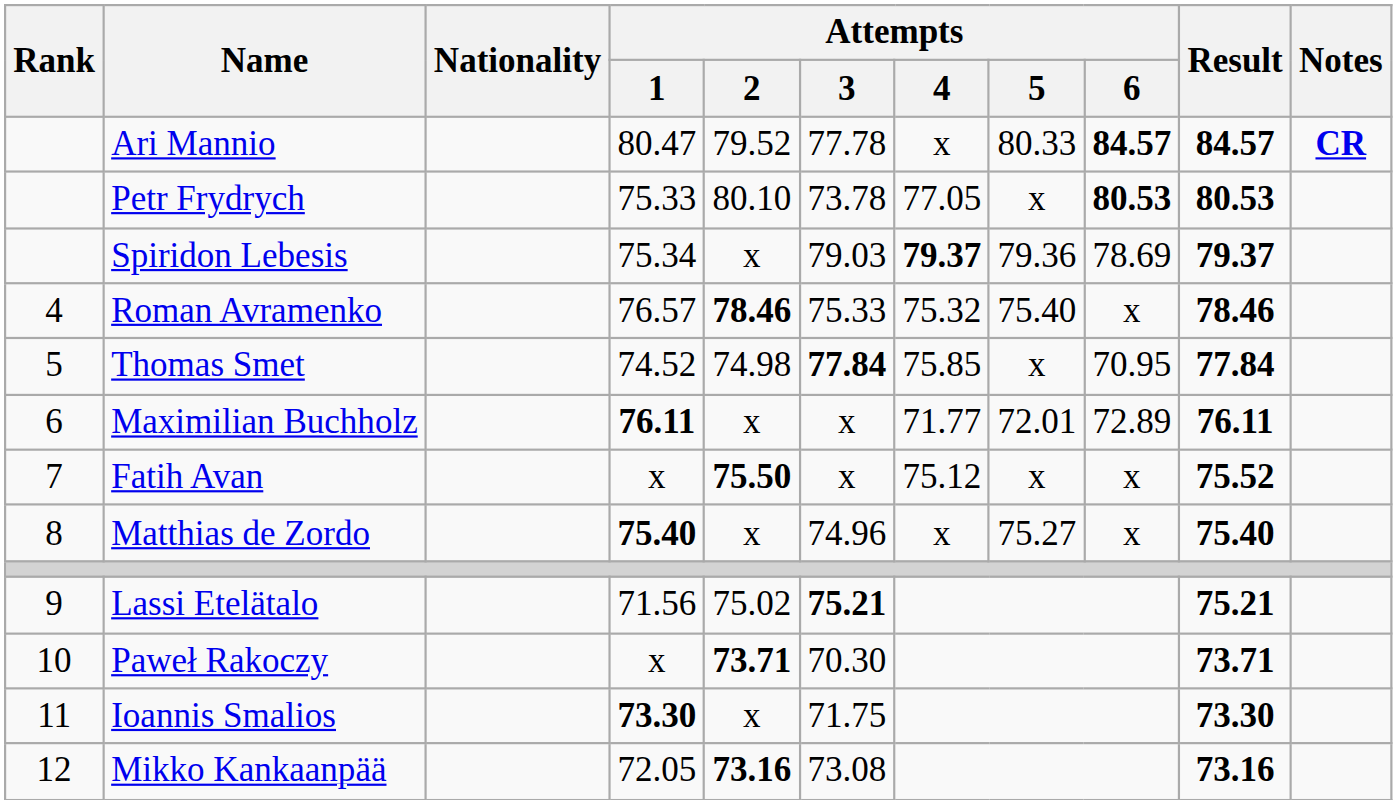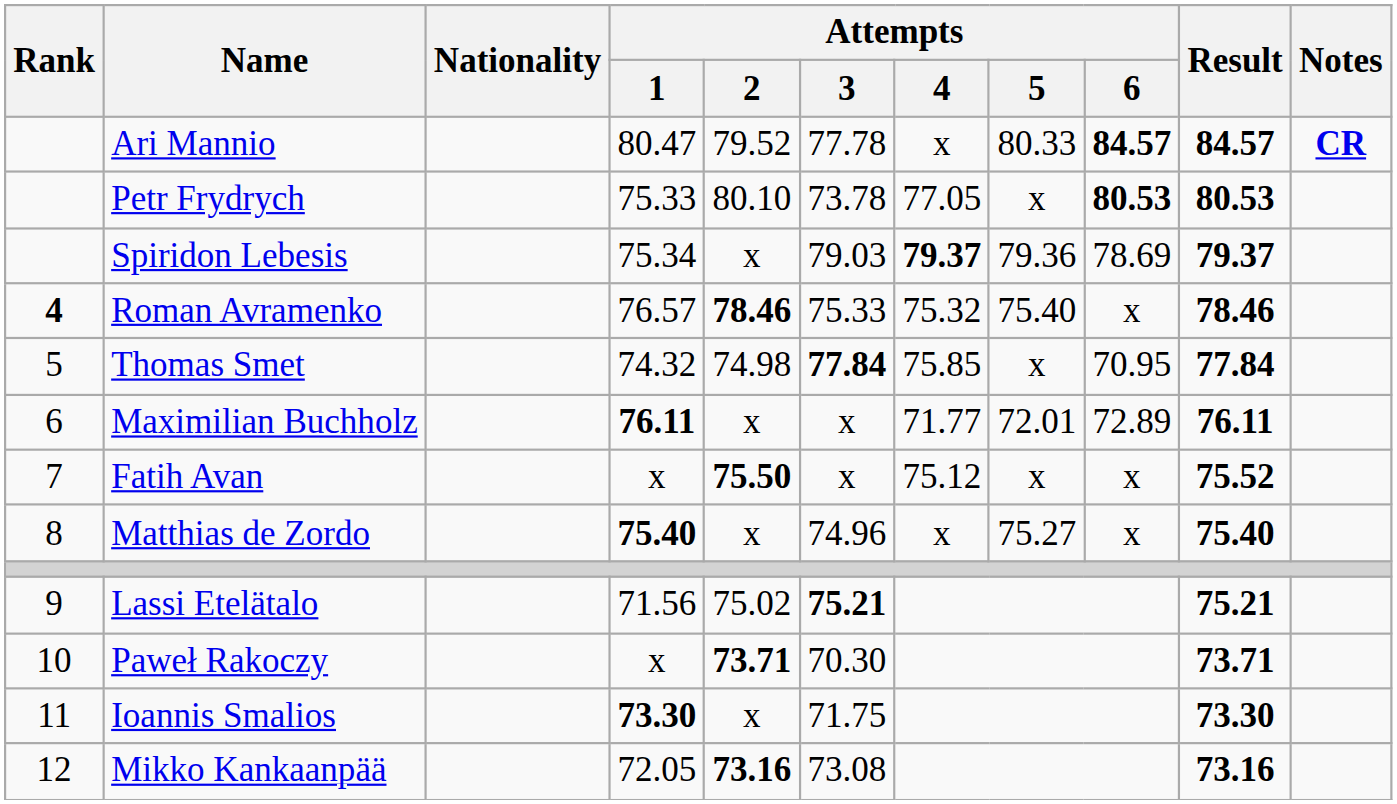(54, 310) normal -> (54, 310) bold
(657, 365) 74.52 -> (657, 365) 74.32
